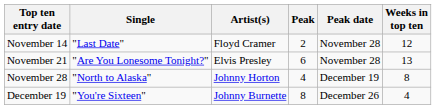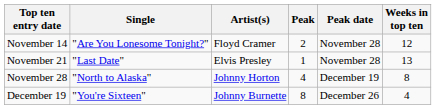(98, 43) "Last Date" -> (140, 43) "Are You Lonesome Tonight?"
(140, 60) "Are You Lonesome Tonight?" -> (98, 60) "Last Date"
(303, 60) 6 -> (303, 60) 1
